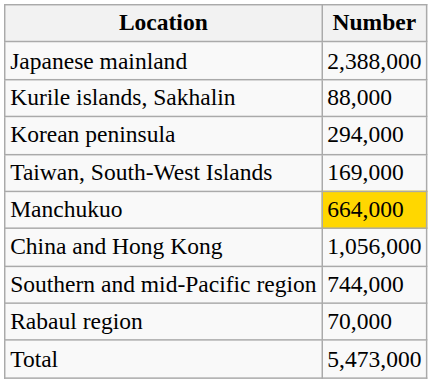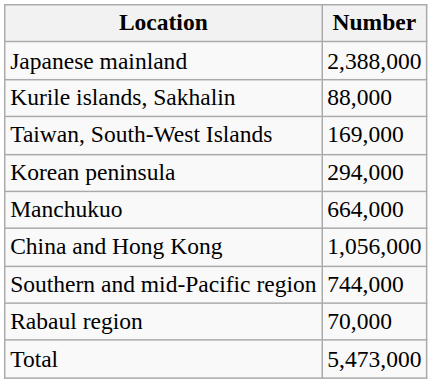rows swapped: (141, 172) <-> (93, 135)
(366, 209) gold background -> (366, 209) no background
